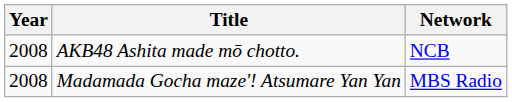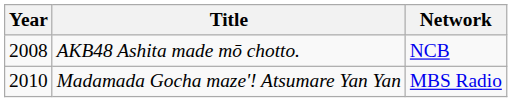(28, 81) 2008 -> (28, 81) 2010
